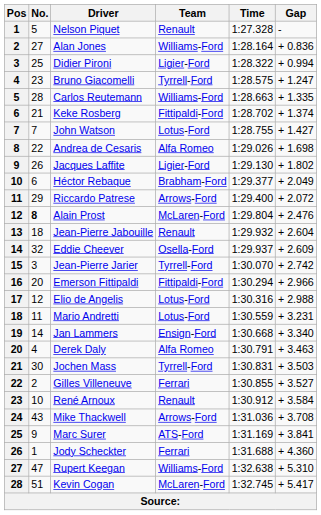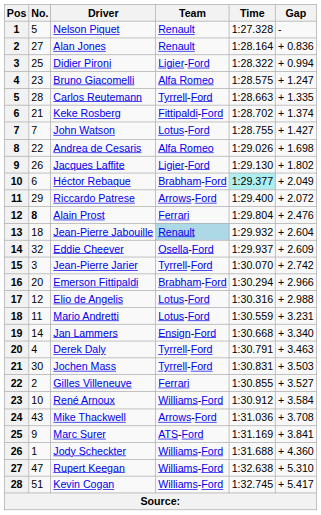(191, 47) Williams-Ford -> (176, 47) Renault
(185, 80) Tyrrell-Ford -> (186, 80) Alfa Romeo
(191, 97) Williams-Ford -> (185, 97) Tyrrell-Ford
(252, 181) no background -> (252, 181) paleturquoise background
(192, 215) McLaren-Ford -> (174, 215) Ferrari
(176, 232) no background -> (176, 232) lightblue background
(191, 282) Fittipaldi-Ford -> (192, 282) Brabham-Ford
(186, 350) Alfa Romeo -> (185, 350) Tyrrell-Ford
(176, 400) Renault -> (191, 400) Williams-Ford
(174, 451) Ferrari -> (191, 451) Williams-Ford
(192, 485) McLaren-Ford -> (191, 485) Williams-Ford
